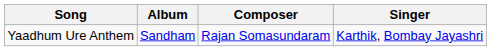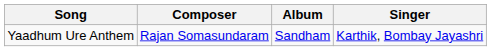columns swapped: (168, 14) <-> (266, 14)
